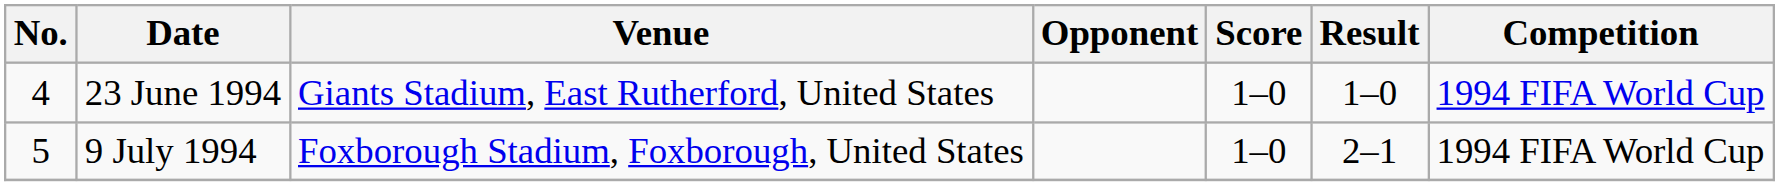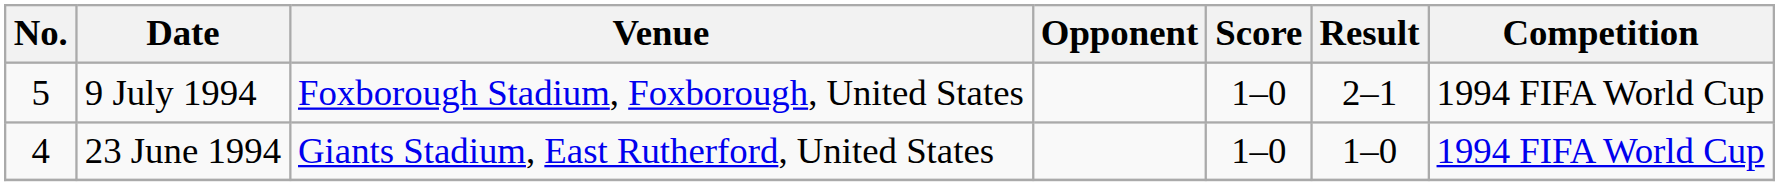rows swapped: (183, 92) <-> (171, 150)
